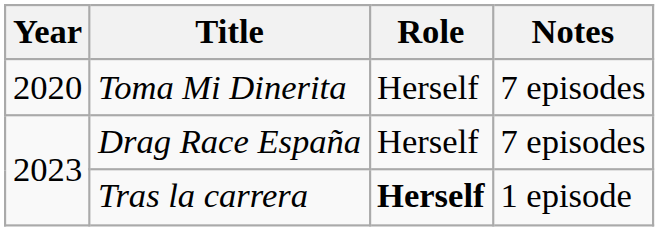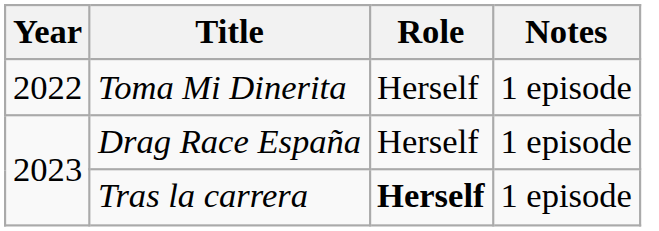(48, 86) 2020 -> (48, 86) 2022
(573, 86) 7 episodes -> (566, 86) 1 episode
(573, 141) 7 episodes -> (566, 141) 1 episode
